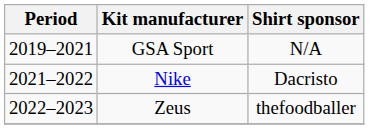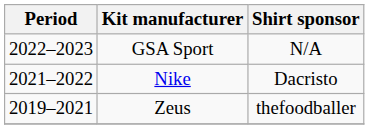(51, 49) 2019–2021 -> (51, 49) 2022–2023
(51, 108) 2022–2023 -> (51, 108) 2019–2021
